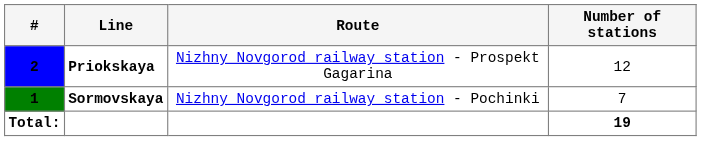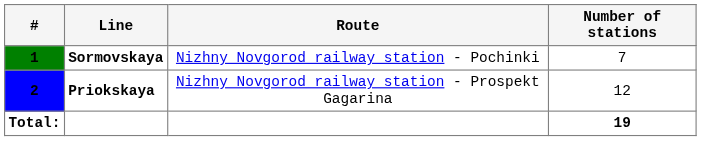rows swapped: (116, 99) <-> (111, 66)
